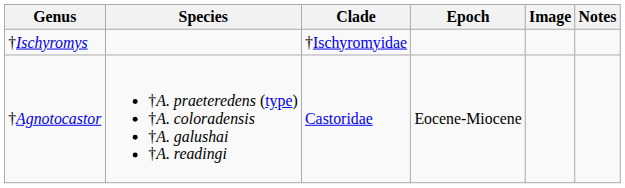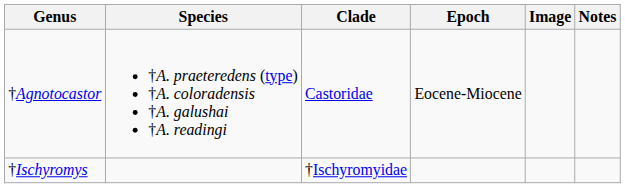rows swapped: (55, 118) <-> (48, 42)
